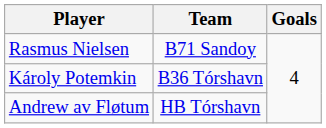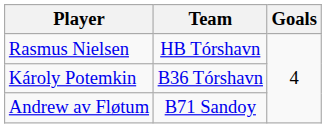(210, 48) B71 Sandoy -> (210, 48) HB Tórshavn
(210, 107) HB Tórshavn -> (210, 107) B71 Sandoy
